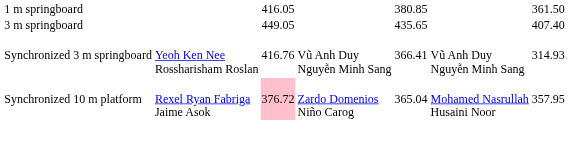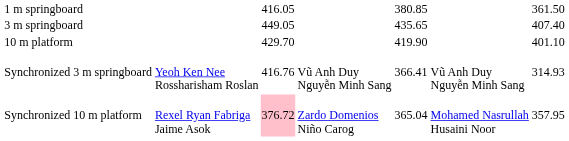+ row: (39, 42)
